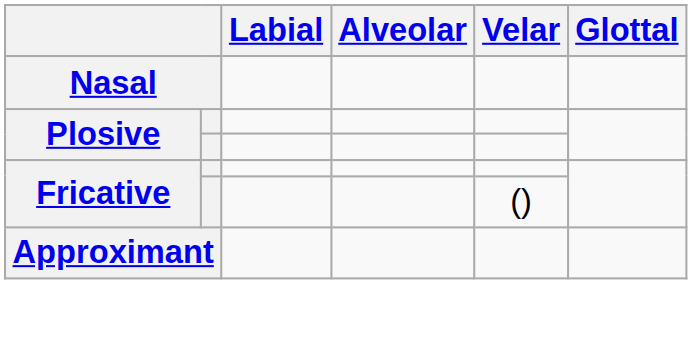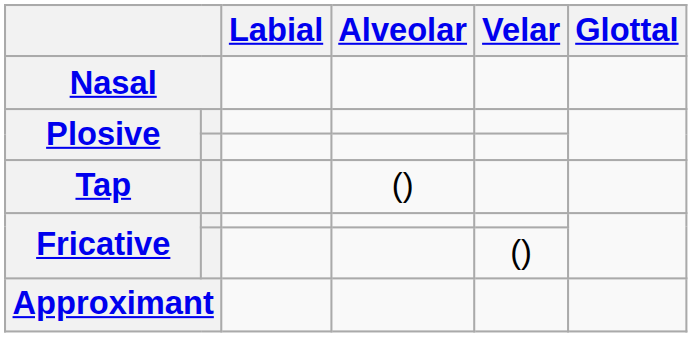+ row: (103, 185)
